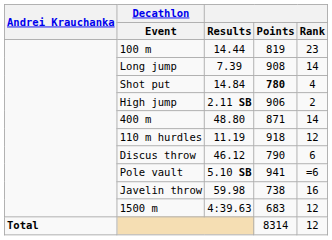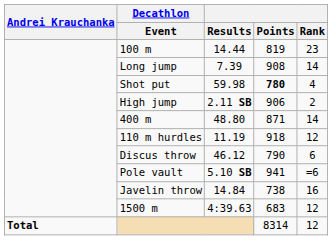(229, 84) 14.84 -> (229, 84) 59.98
(229, 190) 59.98 -> (229, 190) 14.84
